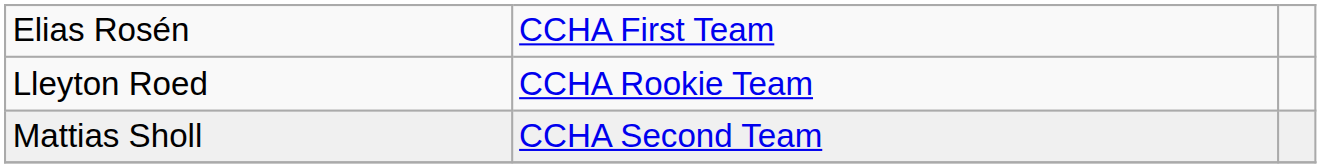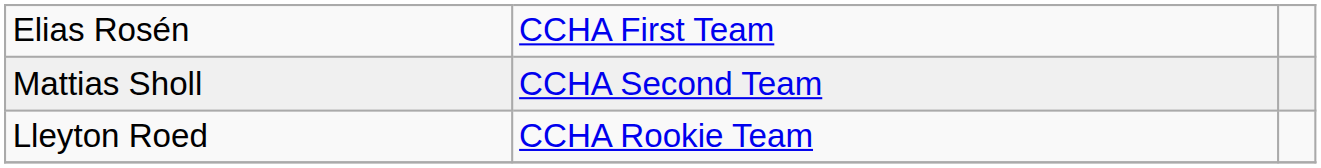rows swapped: (107, 135) <-> (110, 83)
